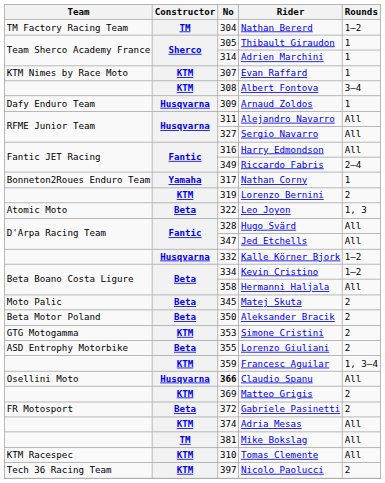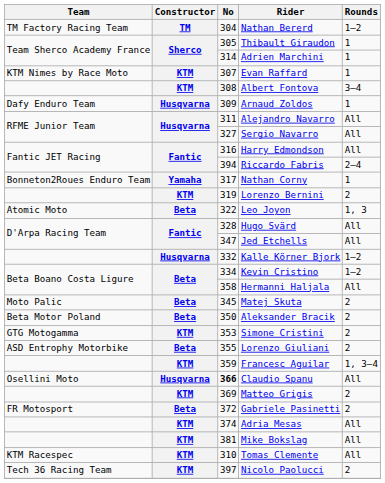(228, 165) 349 -> (228, 165) 394
(185, 440) TM -> (185, 440) KTM
